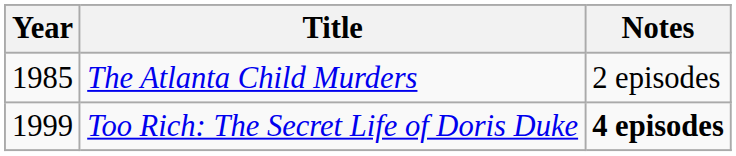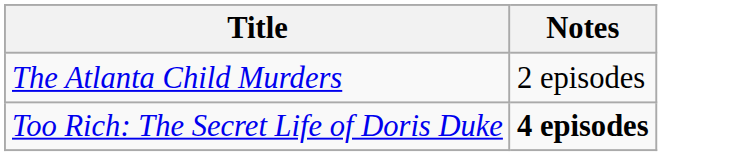- column: (43, 28)
